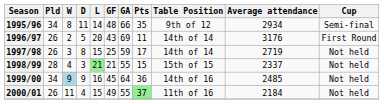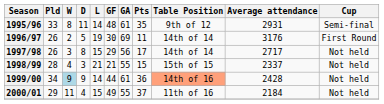(53, 25) 34 -> (53, 25) 33
(125, 25) 66 -> (125, 25) 61
(272, 25) 2934 -> (272, 25) 2931
(97, 38) 20 -> (97, 38) 19
(111, 38) 43 -> (111, 38) 30
(111, 52) 25 -> (111, 52) 29
(125, 52) 59 -> (125, 52) 56
(272, 52) 2719 -> (272, 52) 2717
(97, 65) lightgreen background -> (97, 65) no background
(97, 79) 16 -> (97, 79) 14
(111, 79) 45 -> (111, 79) 44
(125, 79) 64 -> (125, 79) 61
(188, 79) no background -> (188, 79) lightsalmon background
(272, 79) 2485 -> (272, 79) 2428
(53, 92) 26 -> (53, 92) 29
(142, 92) lightgreen background -> (142, 92) no background
